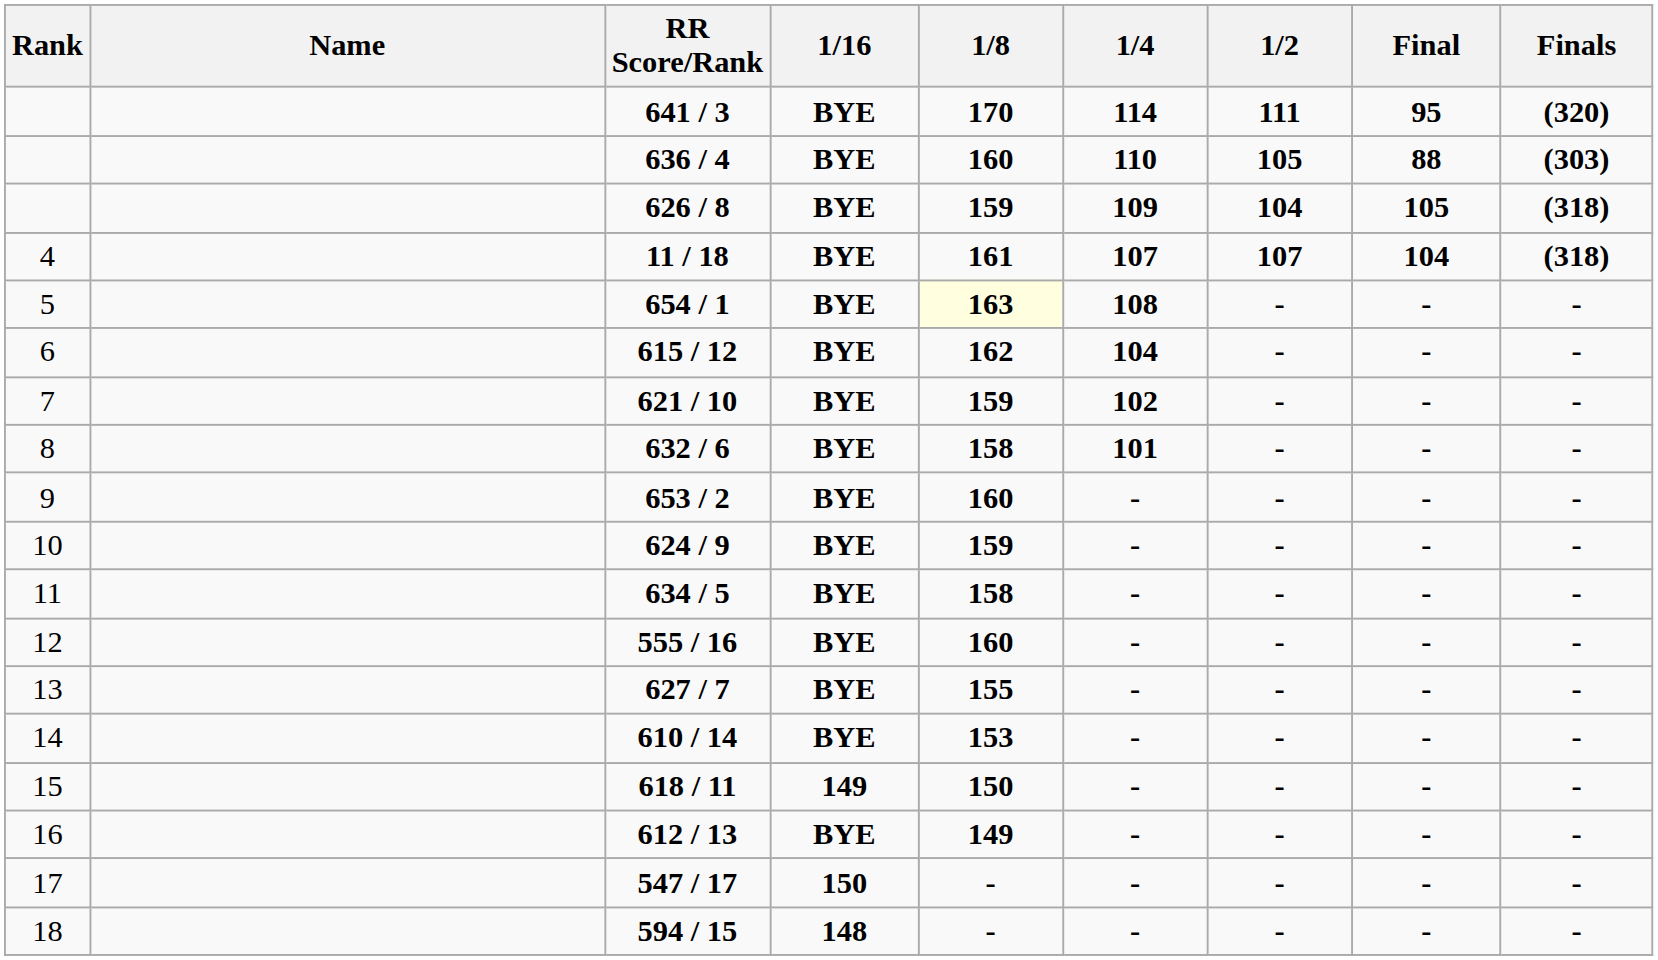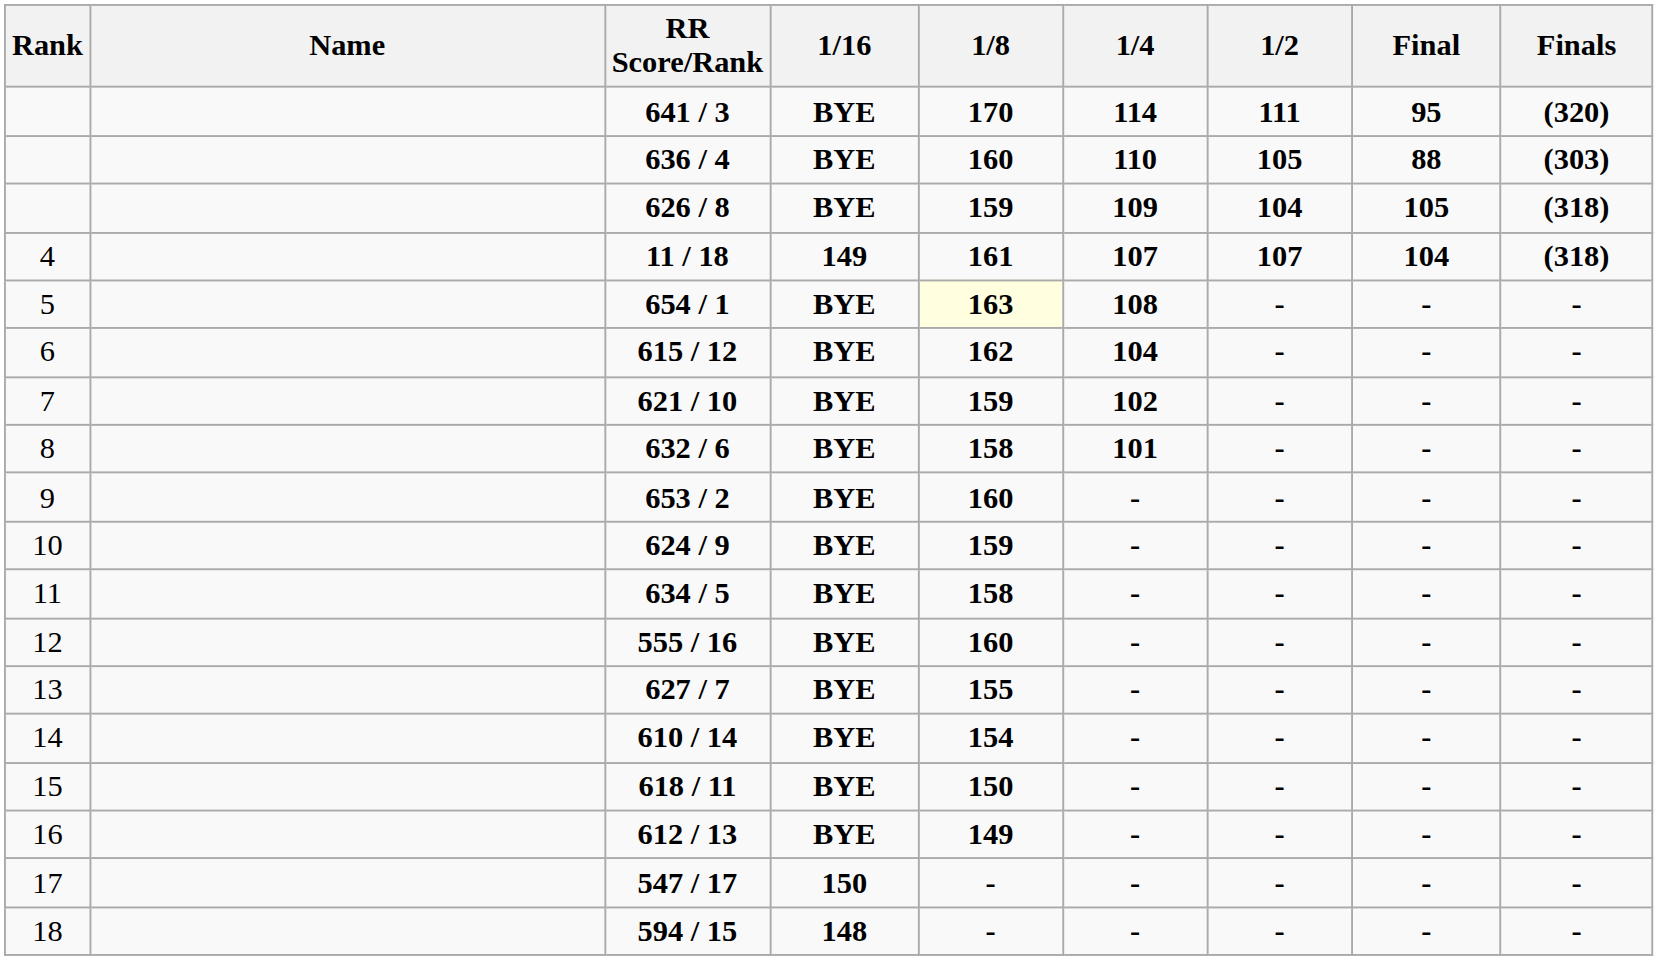(844, 255) BYE -> (844, 255) 149
(991, 737) 153 -> (991, 737) 154
(844, 785) 149 -> (844, 785) BYE
